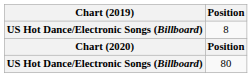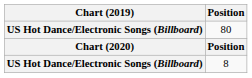rows swapped: (226, 30) <-> (226, 64)
